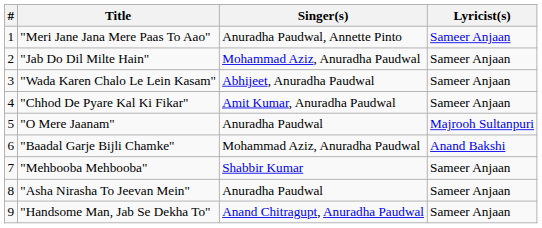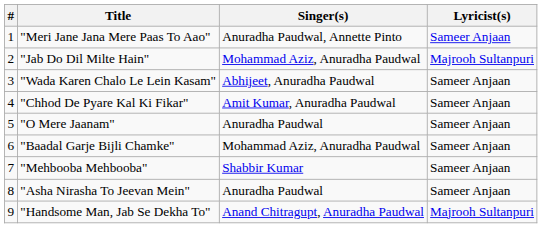(470, 59) Sameer Anjaan -> (482, 59) Majrooh Sultanpuri
(482, 124) Majrooh Sultanpuri -> (470, 124) Sameer Anjaan
(468, 146) Anand Bakshi -> (470, 146) Sameer Anjaan
(470, 211) Sameer Anjaan -> (482, 211) Majrooh Sultanpuri
